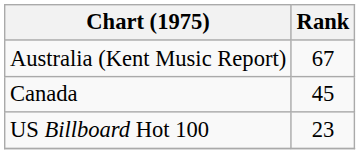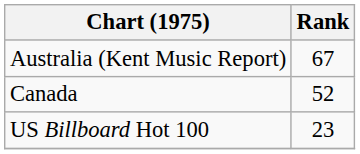(323, 93) 45 -> (323, 93) 52
